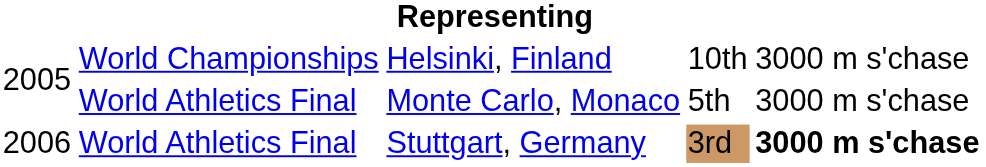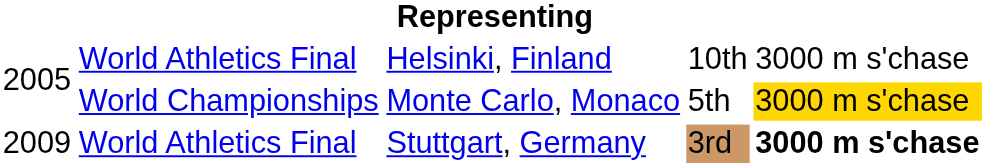(229, 58) World Championships -> (218, 58) World Athletics Final
(218, 101) World Athletics Final -> (229, 101) World Championships
(862, 101) no background -> (862, 101) gold background
(37, 143) 2006 -> (37, 143) 2009
